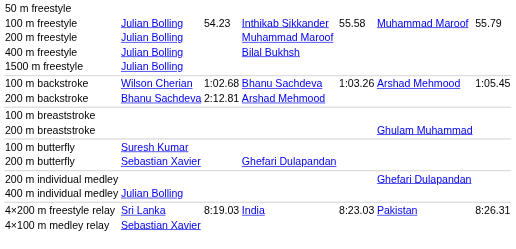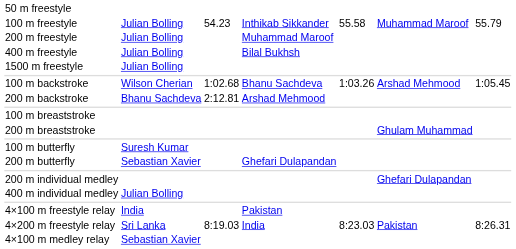+ row: (60, 211)
